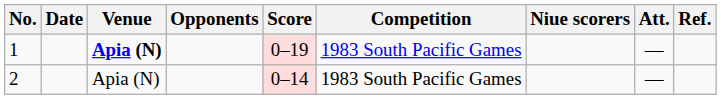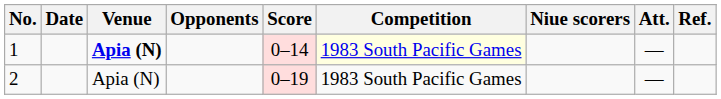(290, 49) 0–19 -> (290, 49) 0–14
(421, 49) no background -> (421, 49) lightyellow background
(290, 79) 0–14 -> (290, 79) 0–19
